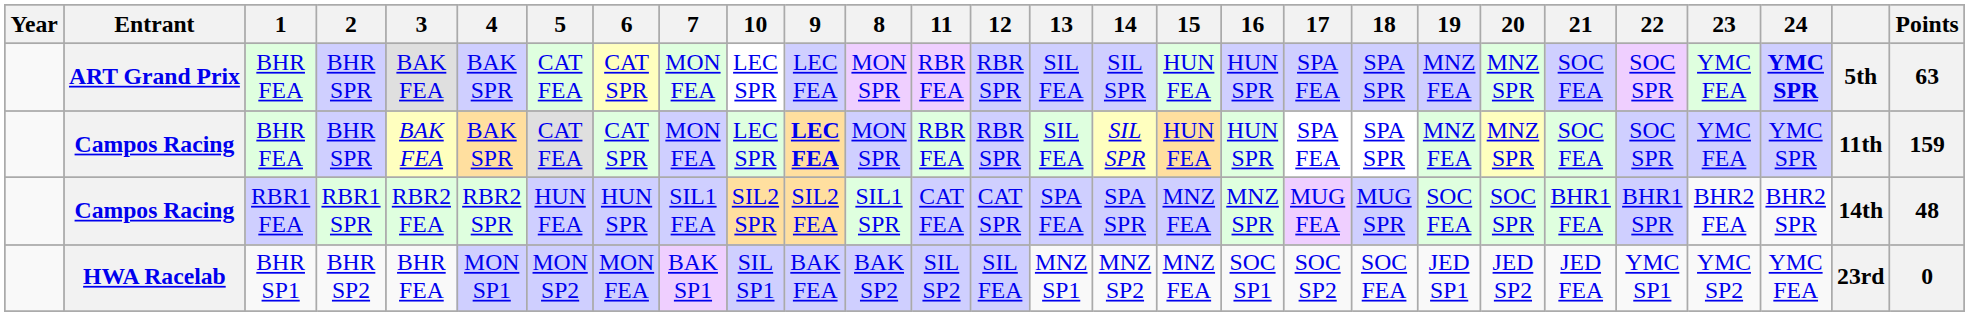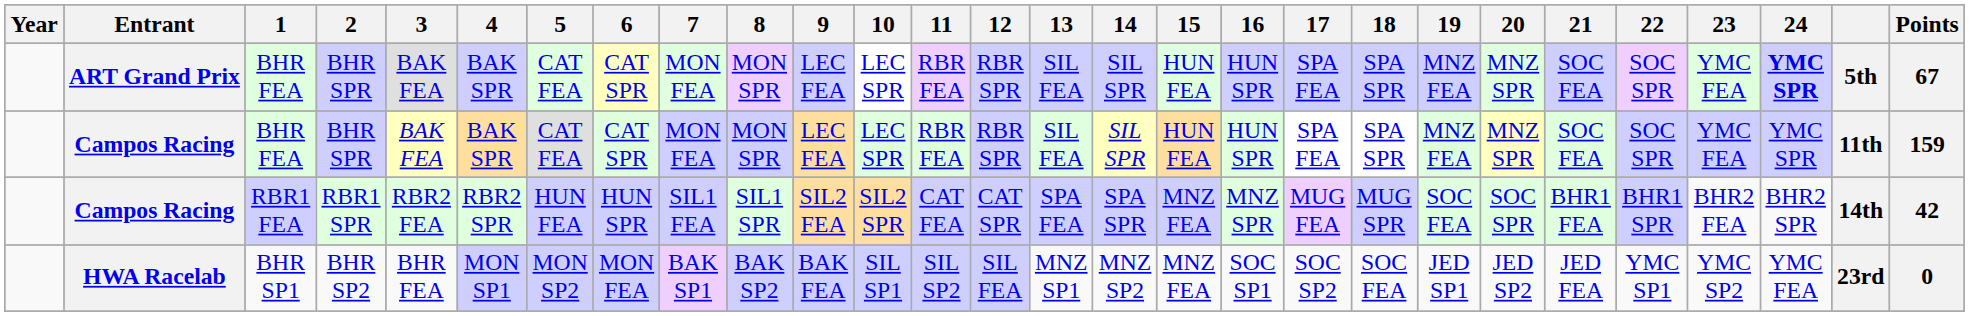columns swapped: (879, 23) <-> (755, 23)
(1927, 76) 63 -> (1927, 76) 67
(815, 143) bold -> (823, 143) normal
(1927, 210) 48 -> (1927, 210) 42
